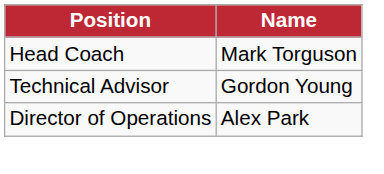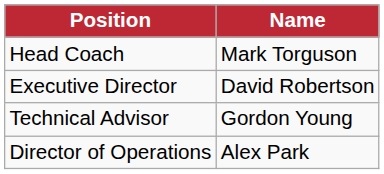+ row: (93, 86)
